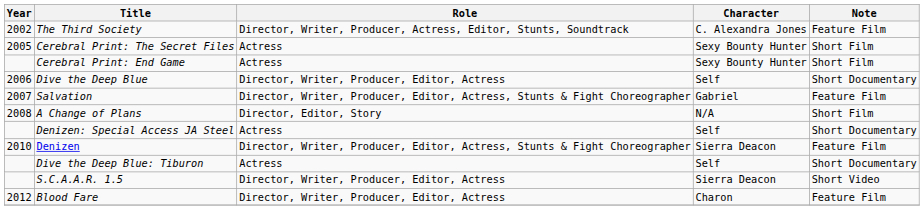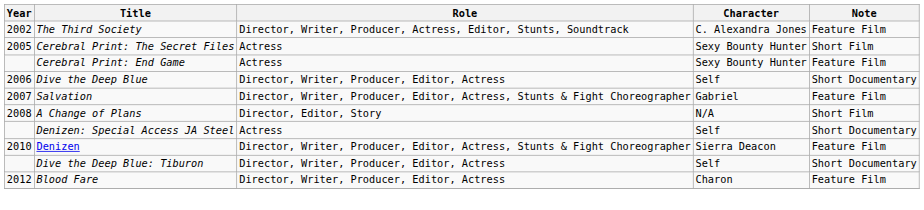(843, 63) Short Film -> (849, 63) Feature Film
(261, 163) Actress -> (372, 163) Director, Writer, Producer, Editor, Actress
- row: (80, 180)
